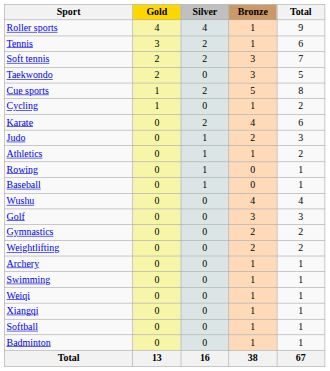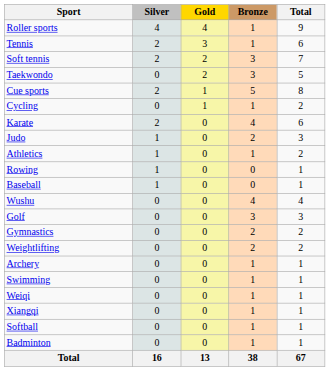columns swapped: (157, 12) <-> (205, 12)
